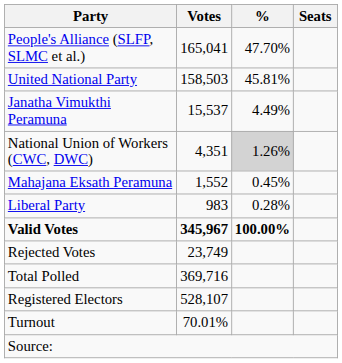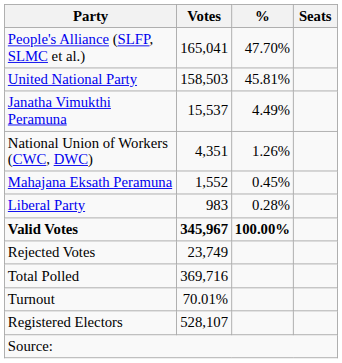(271, 150) lightgrey background -> (271, 150) no background
rows swapped: (65, 299) <-> (31, 322)
